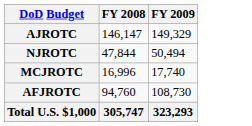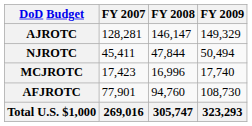+ column: (124, 14)
